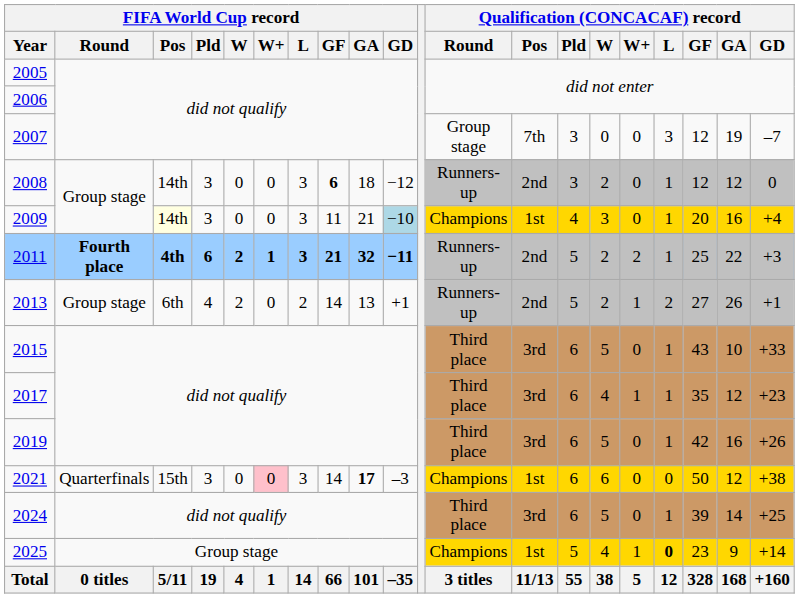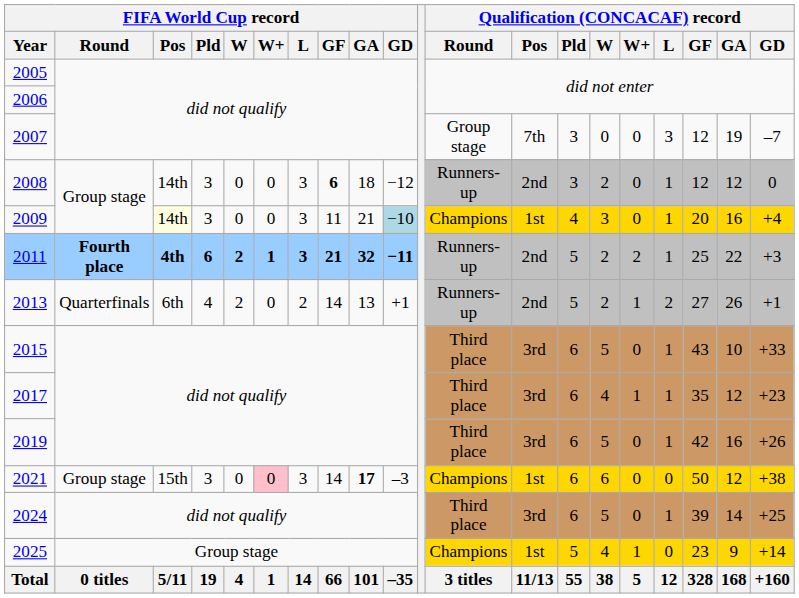(104, 302) Group stage -> (104, 302) Quarterfinals
(104, 478) Quarterfinals -> (104, 478) Group stage
(669, 552) bold -> (669, 552) normal
